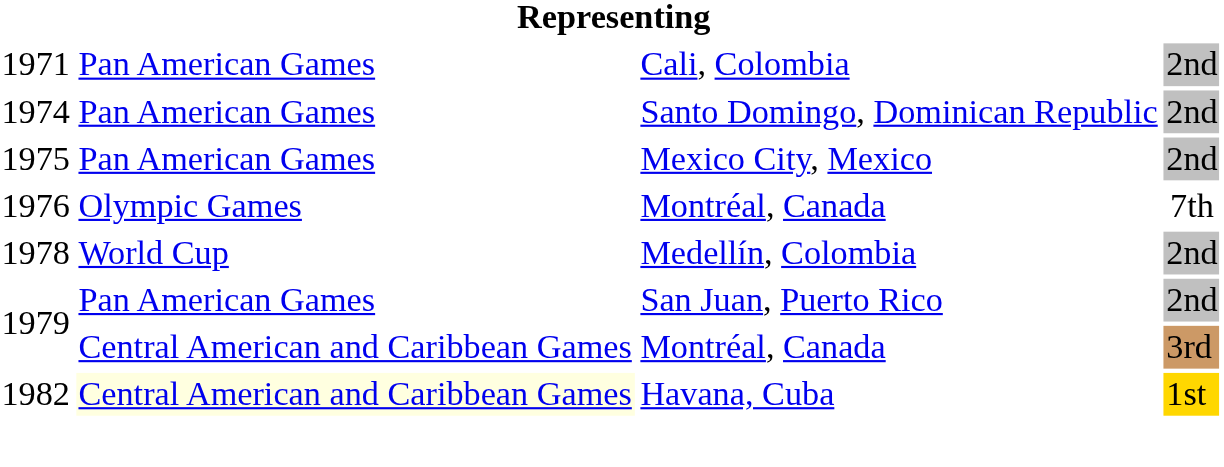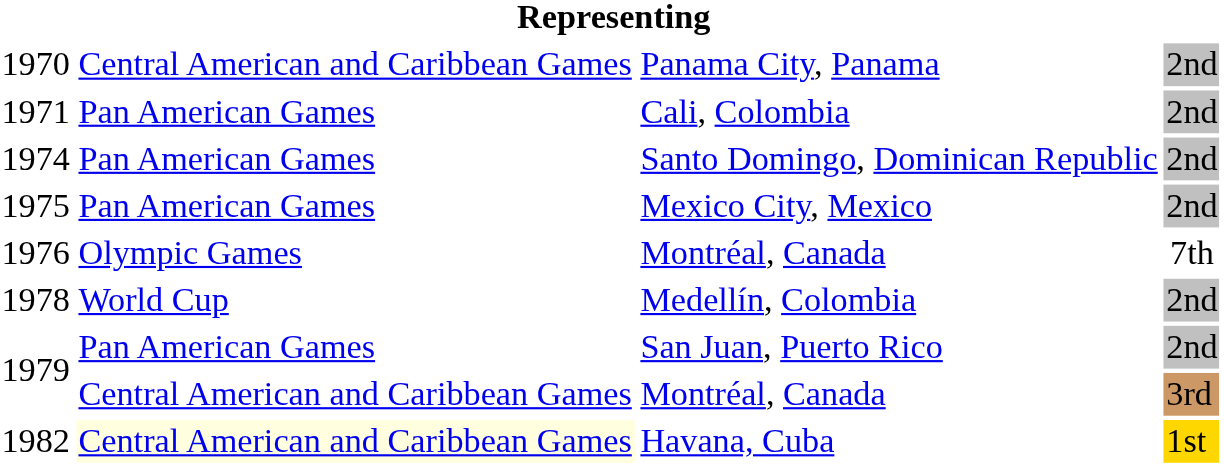+ row: (36, 64)
